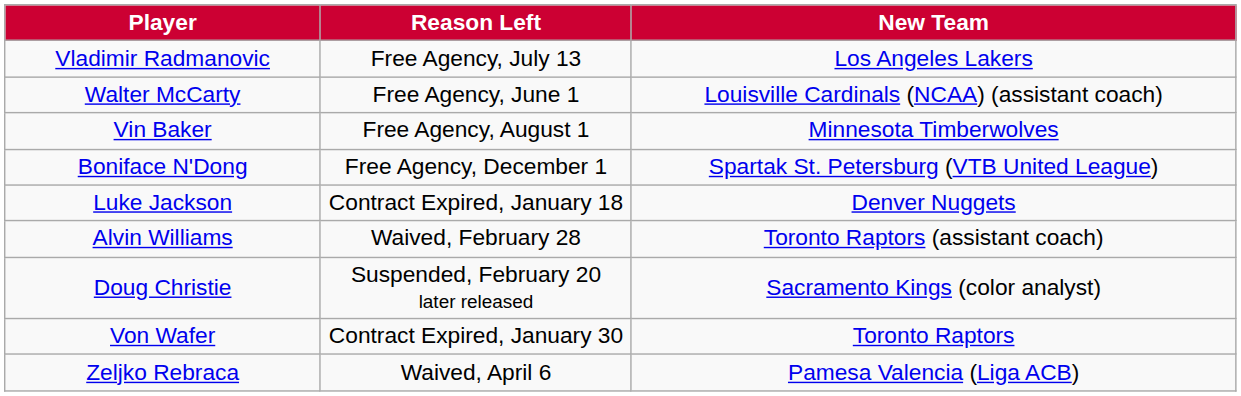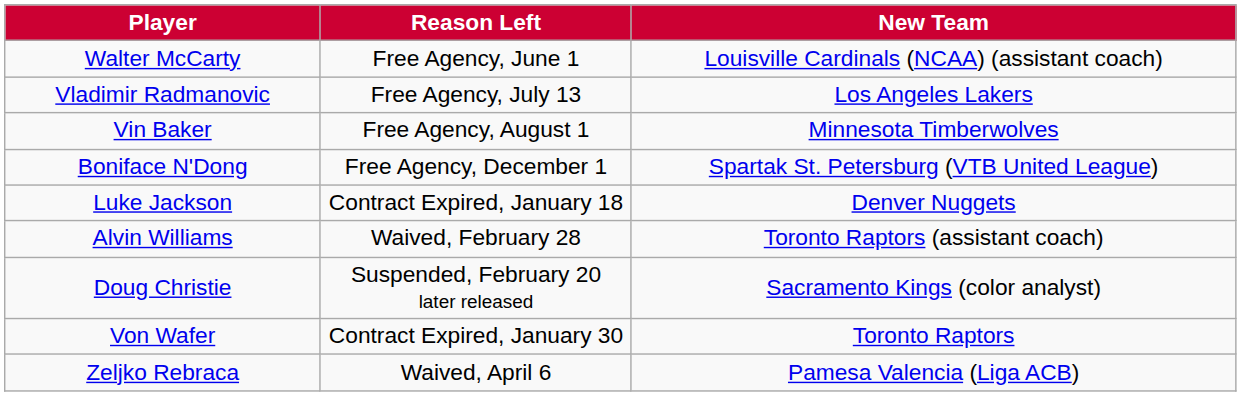rows swapped: (163, 94) <-> (163, 58)
